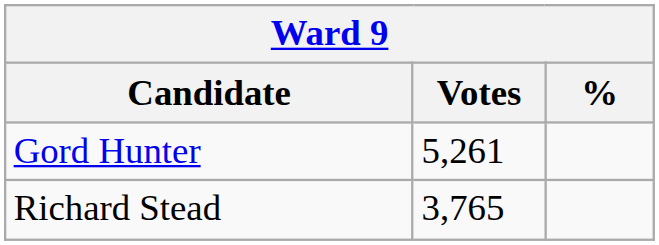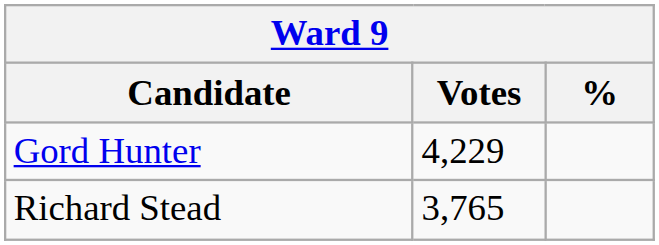(463, 150) 5,261 -> (463, 150) 4,229
